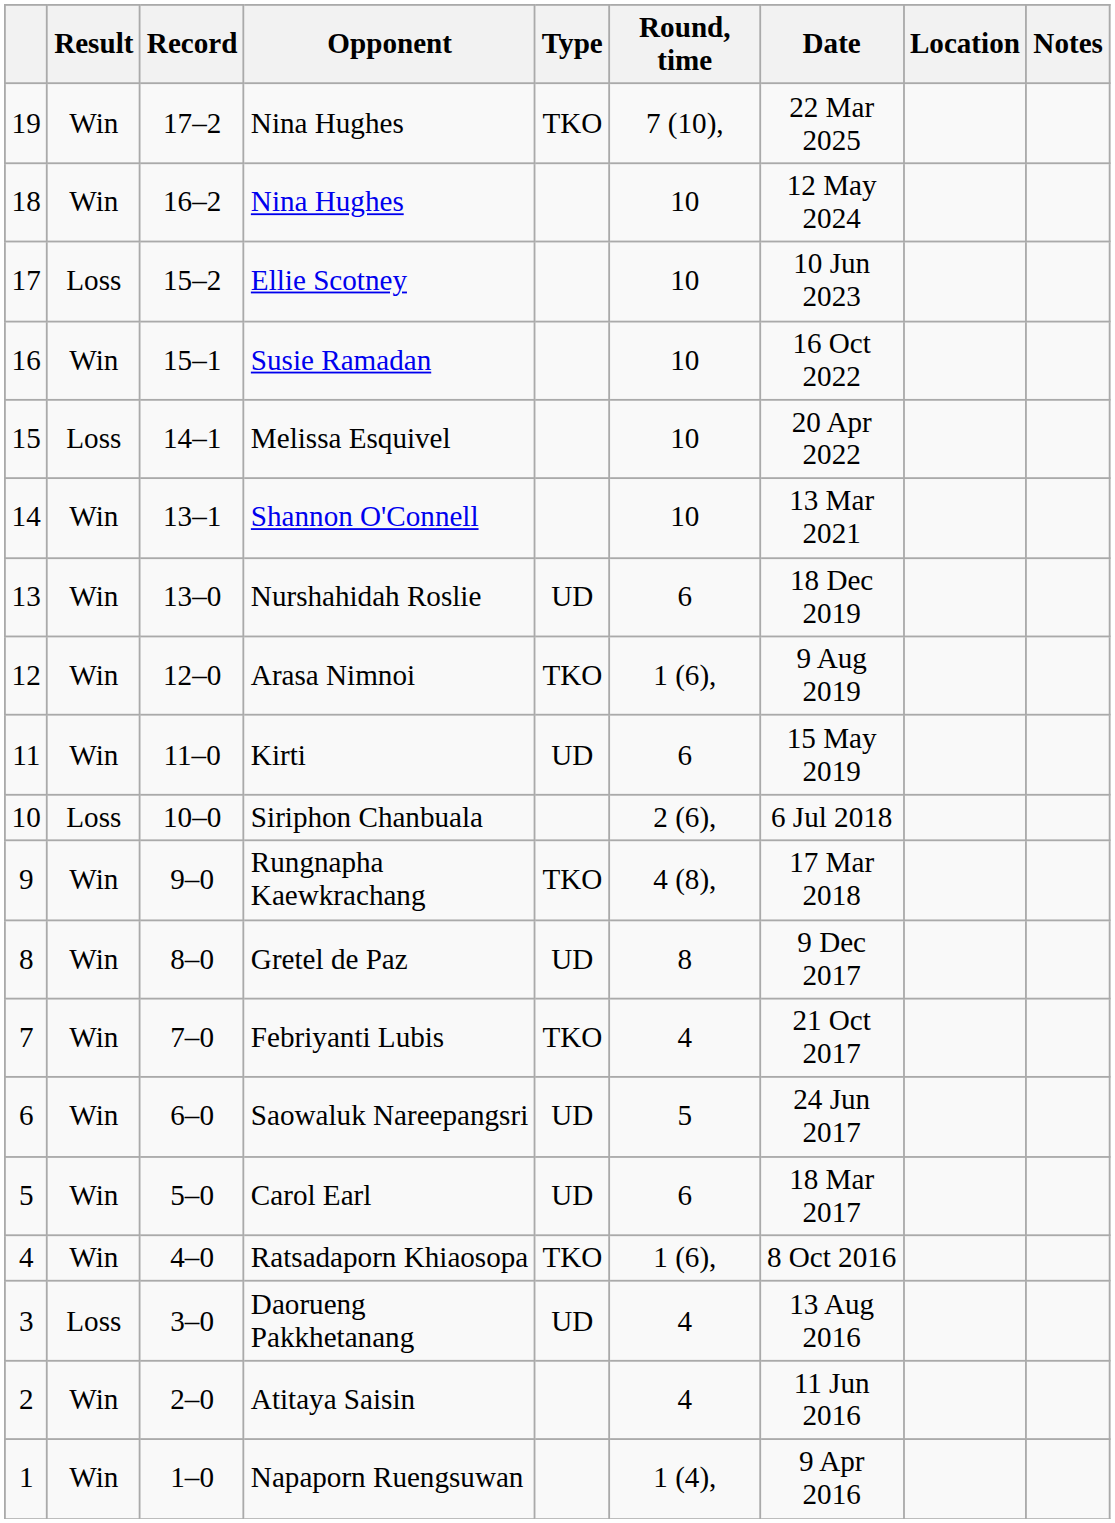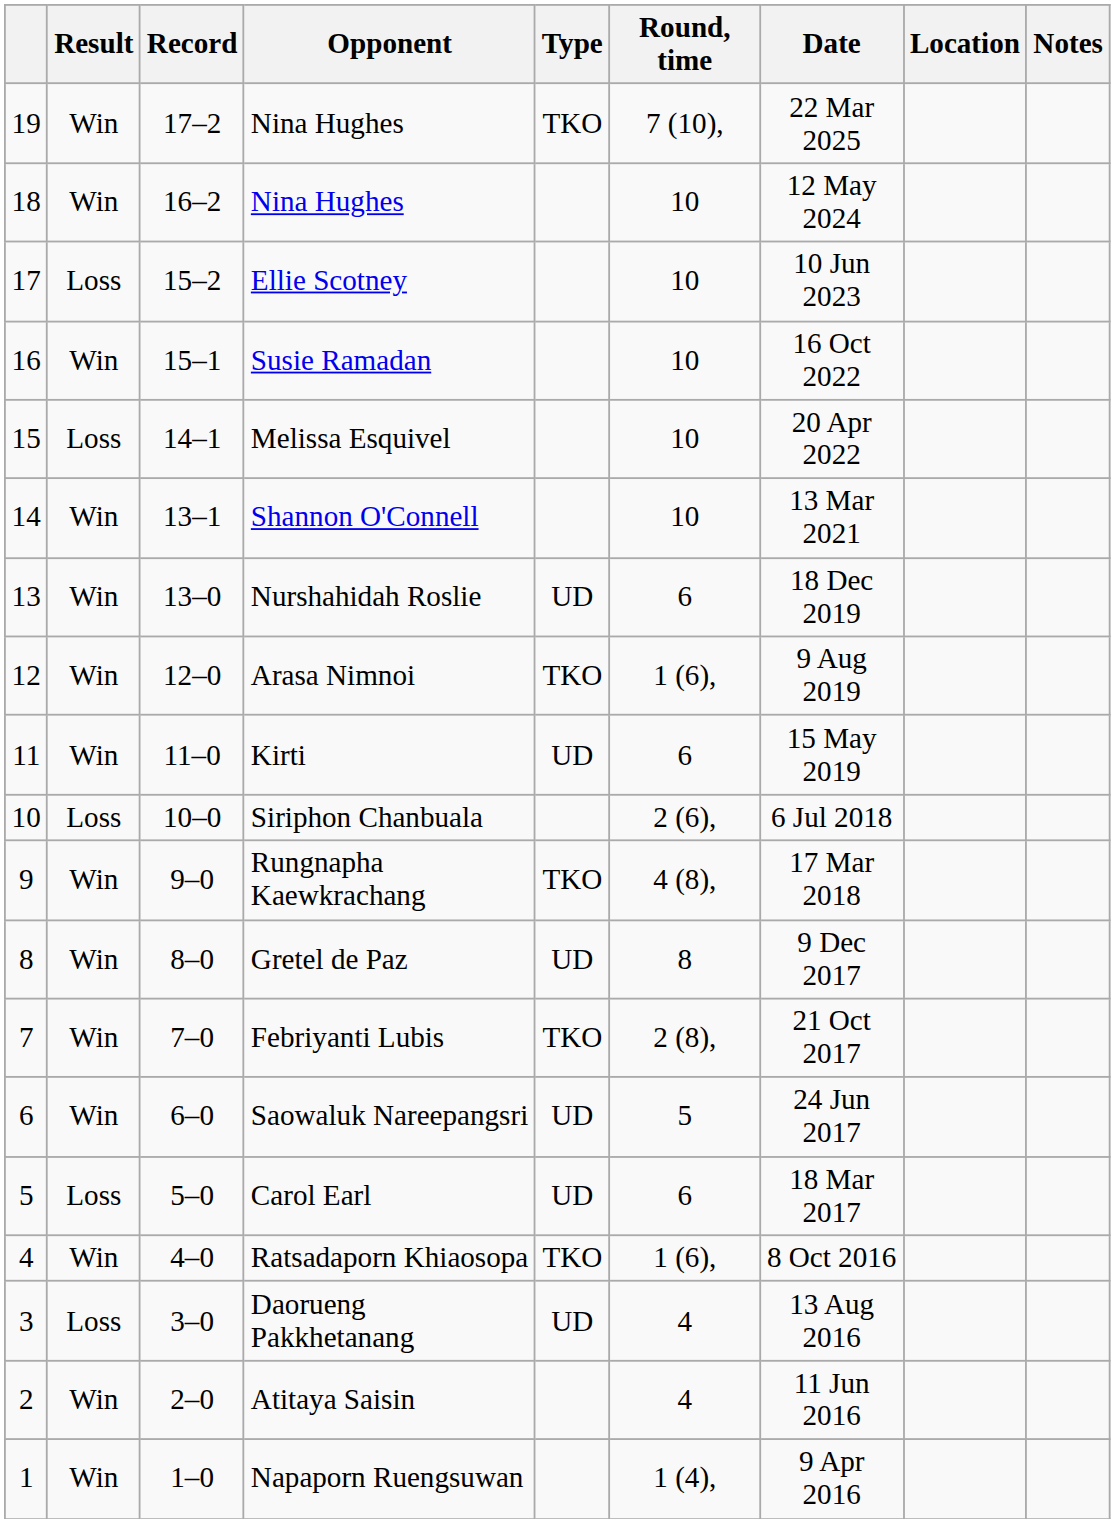(685, 1037) 4 -> (685, 1037) 2 (8),
(94, 1195) Win -> (94, 1195) Loss
